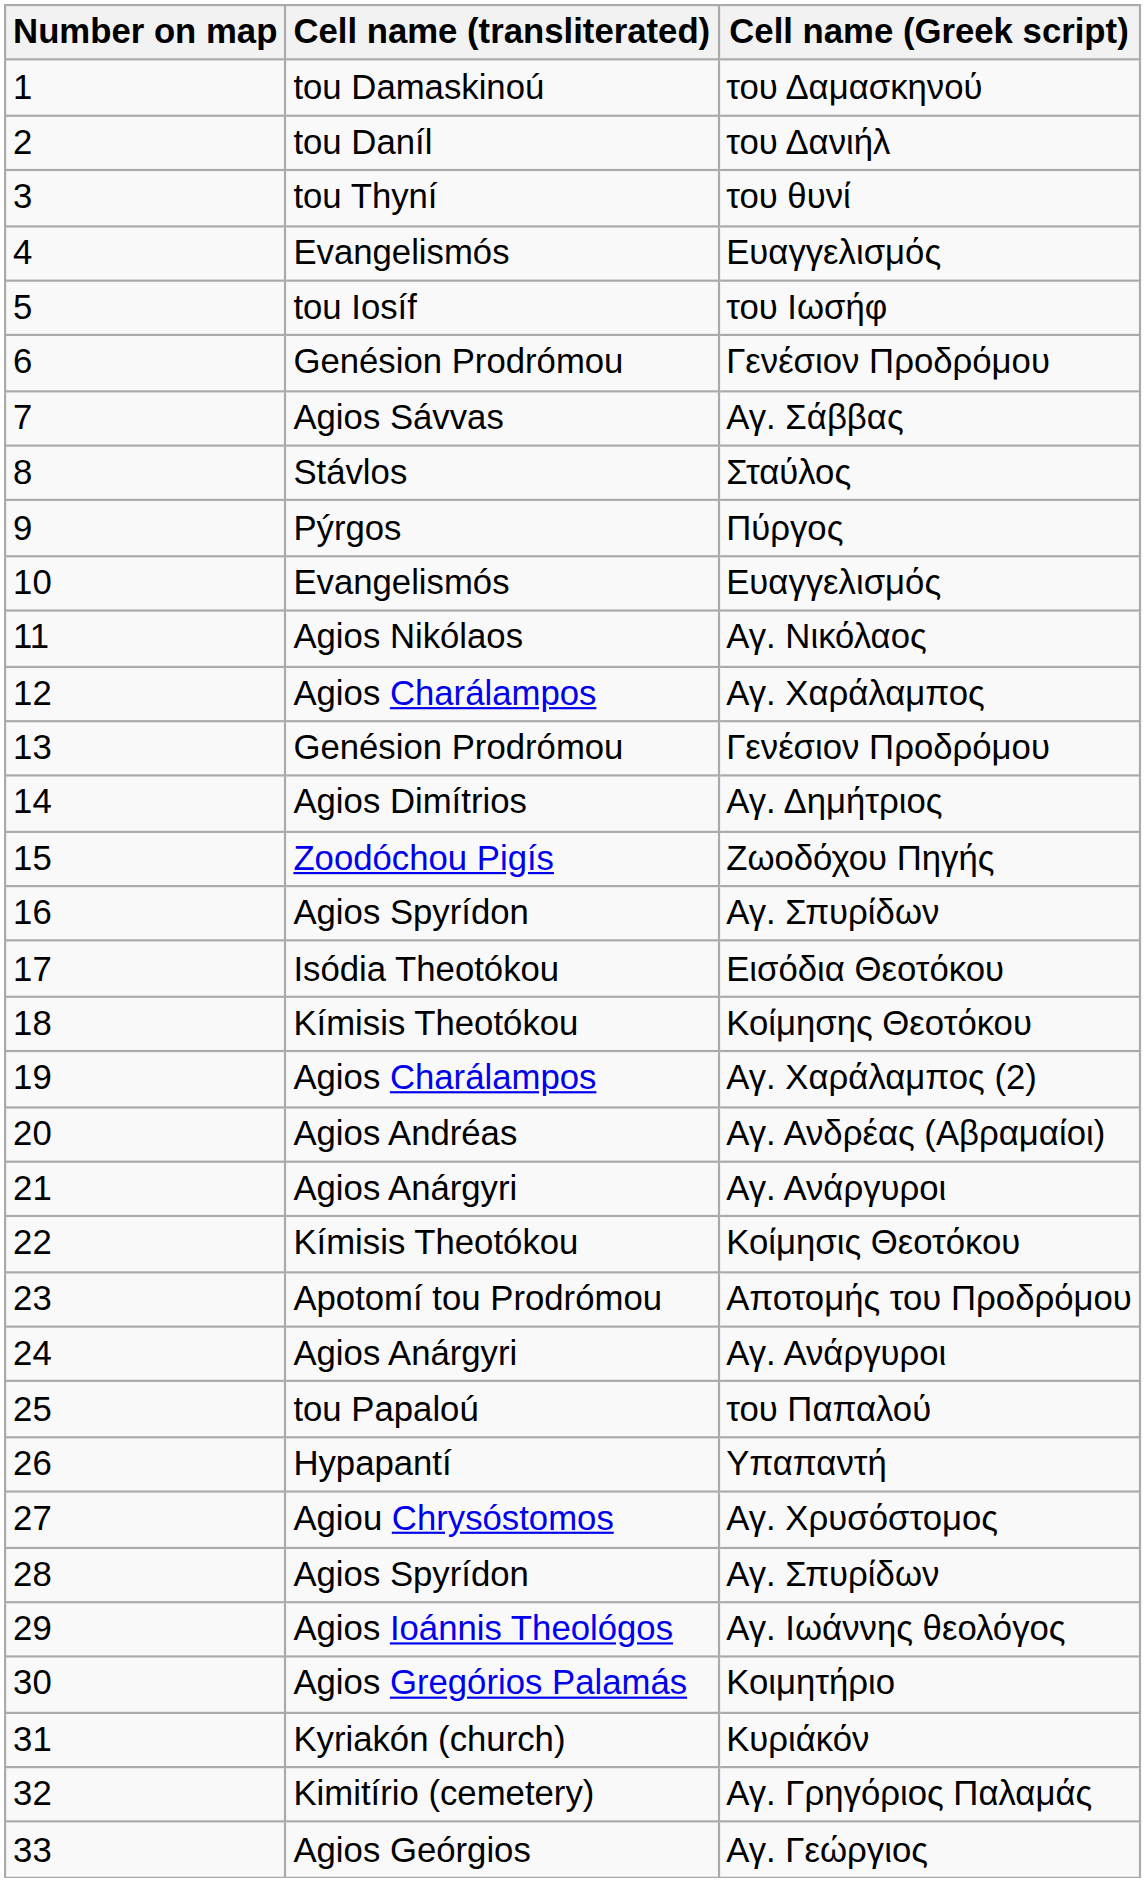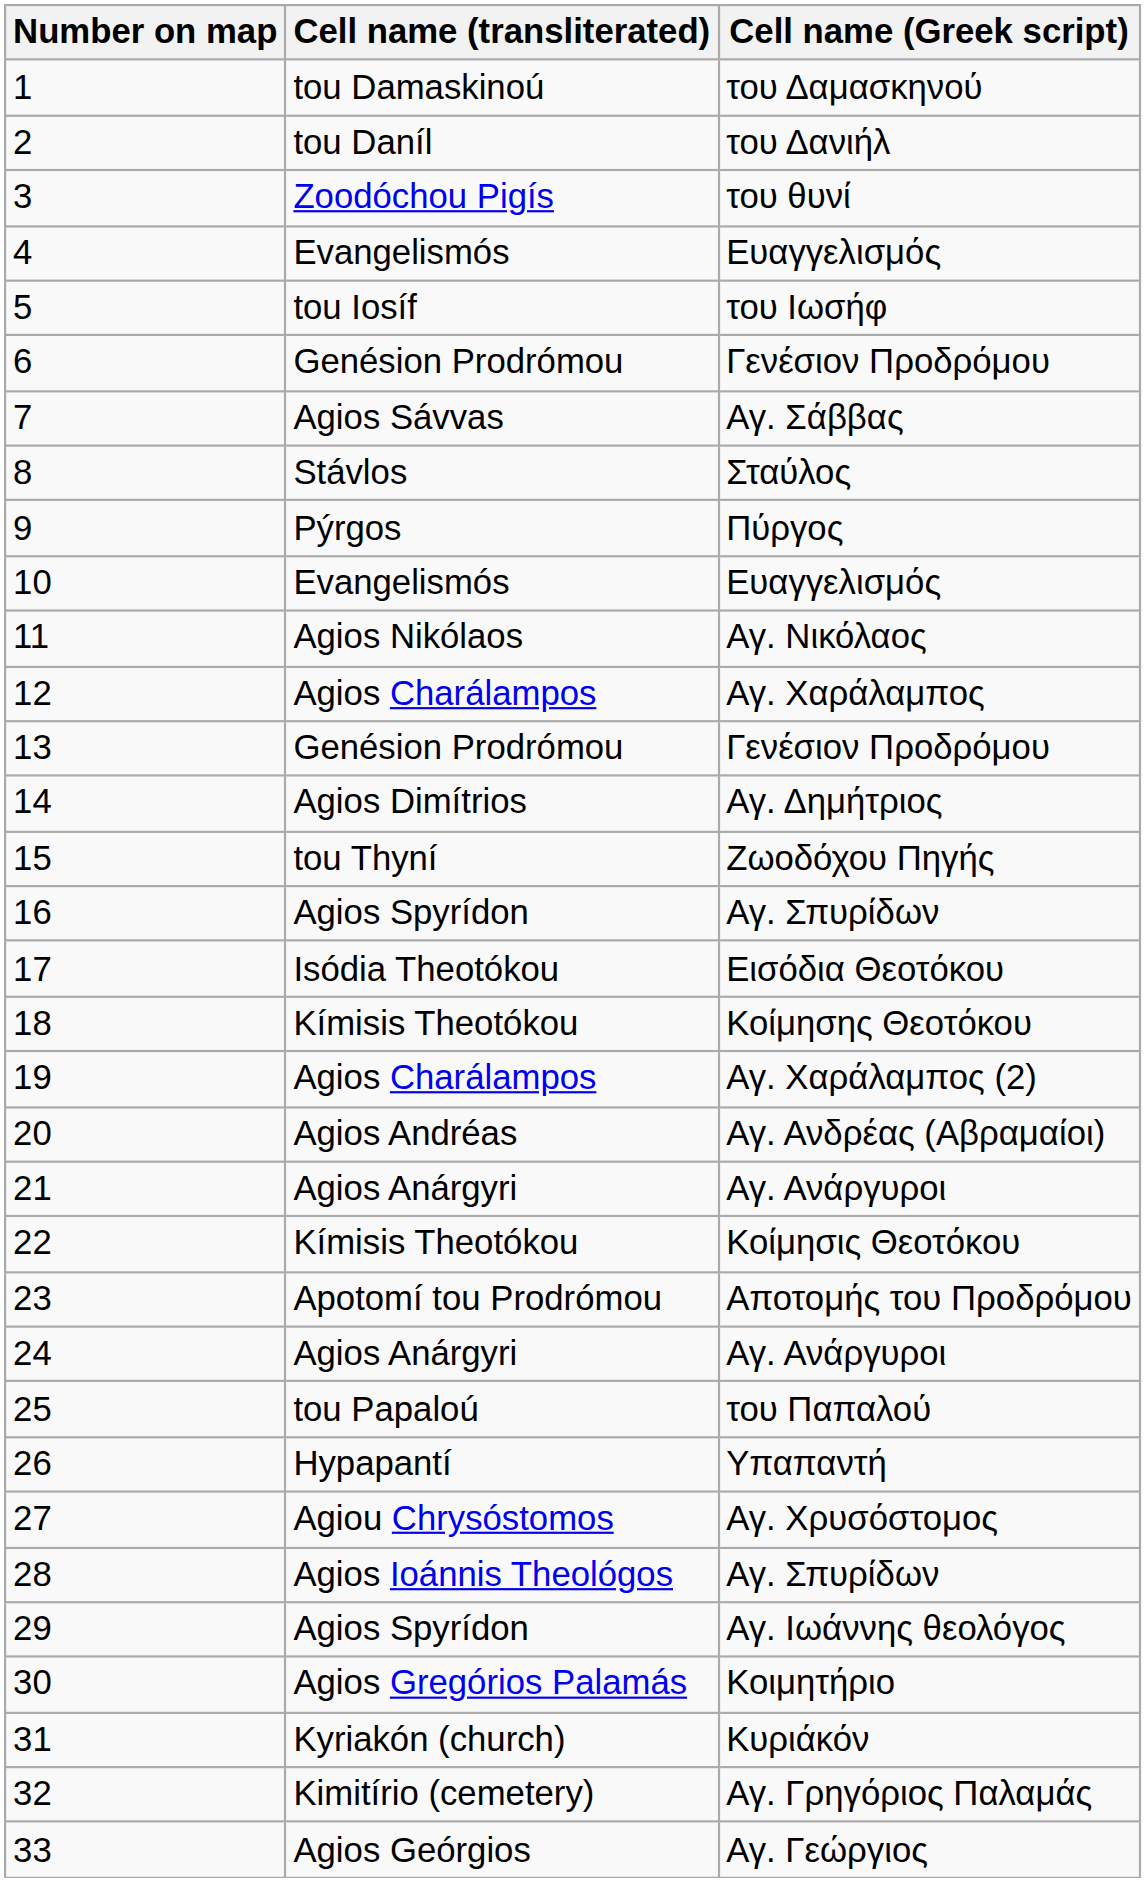(365, 197) tou Thyní -> (424, 197) Zoodóchou Pigís
(424, 857) Zoodóchou Pigís -> (365, 857) tou Thyní
(411, 1573) Agios Spyrídon -> (483, 1573) Agios Ioánnis Theológos
(483, 1628) Agios Ioánnis Theológos -> (411, 1628) Agios Spyrídon
